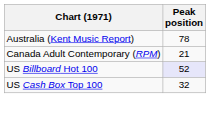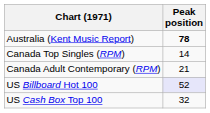(184, 38) normal -> (184, 38) bold
+ row: (66, 54)
